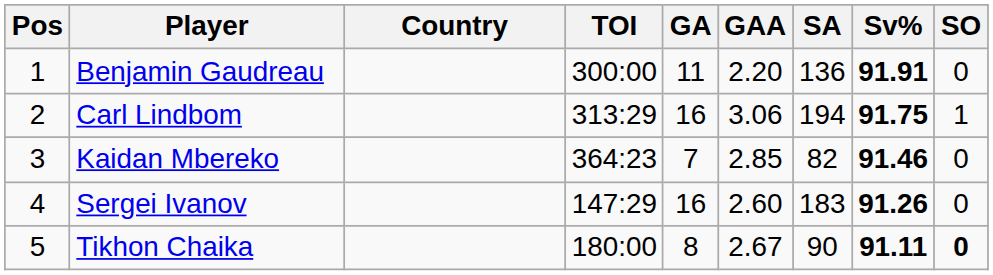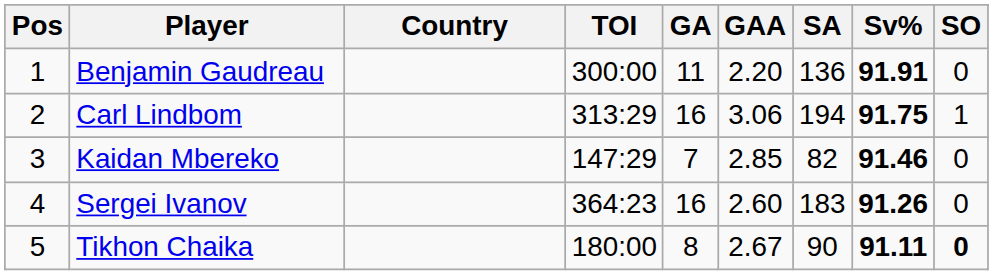(614, 159) 364:23 -> (614, 159) 147:29
(614, 203) 147:29 -> (614, 203) 364:23
